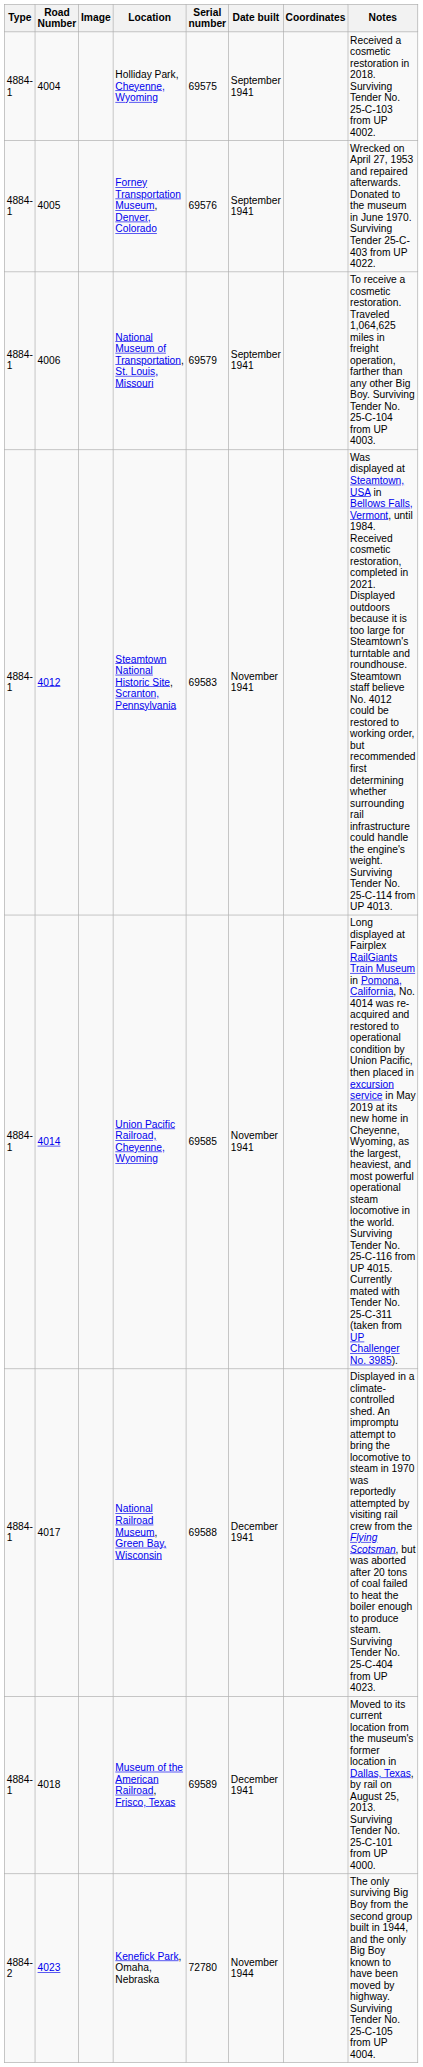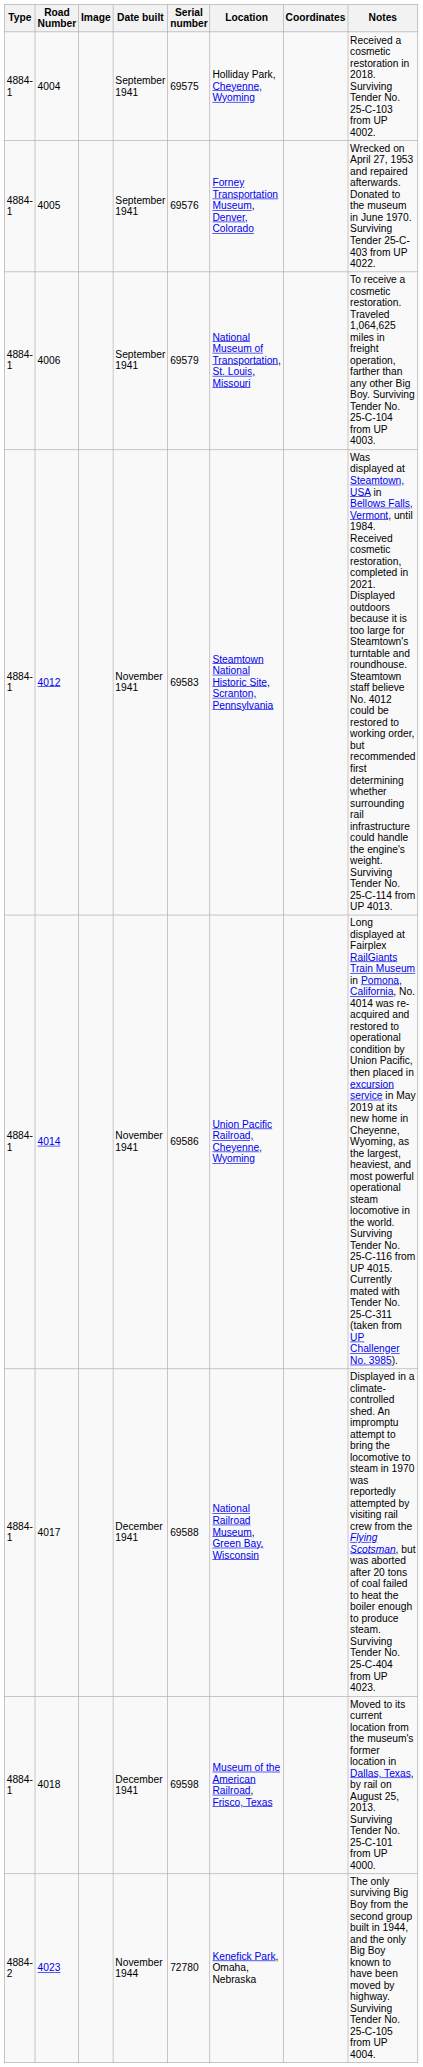columns swapped: (256, 18) <-> (150, 18)
(203, 1142) 69585 -> (184, 1142) 69586
(203, 1785) 69589 -> (184, 1785) 69598
